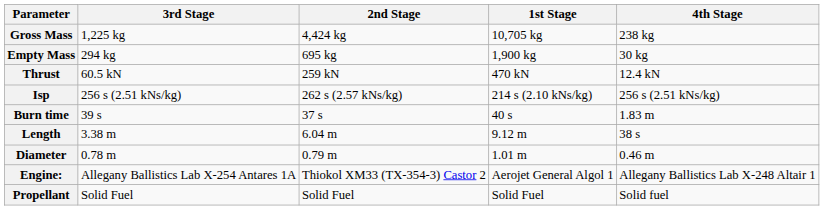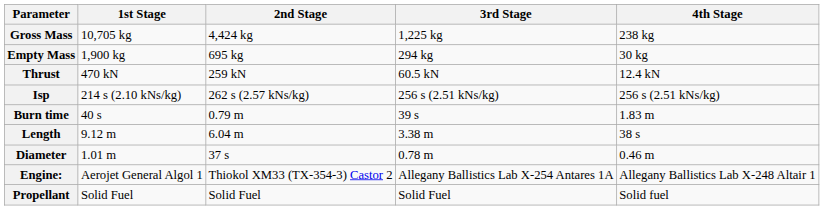columns swapped: (553, 14) <-> (188, 14)
(312, 114) 37 s -> (226, 114) 0.79 m
(319, 154) 0.79 m -> (219, 154) 37 s
